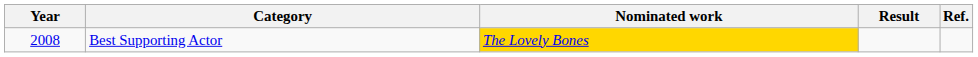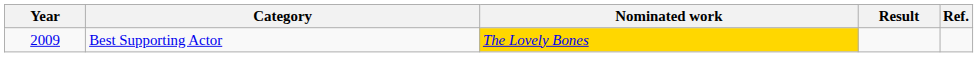(45, 39) 2008 -> (45, 39) 2009
